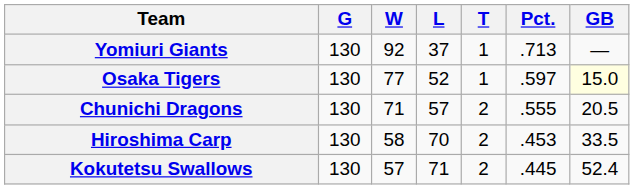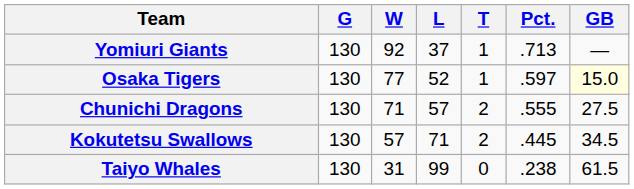(600, 109) 20.5 -> (600, 109) 27.5
- row: (161, 139)
(600, 169) 52.4 -> (600, 139) 34.5
+ row: (161, 169)
